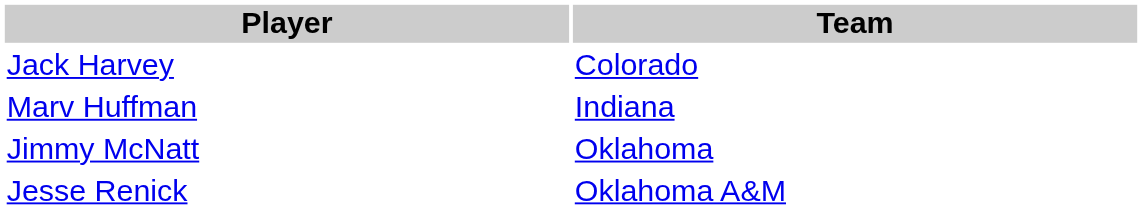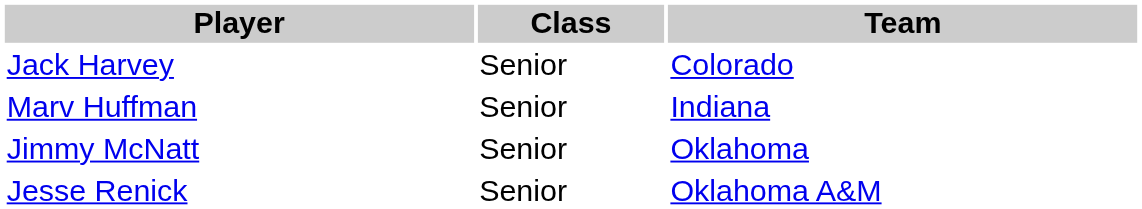+ column: (571, 23)
